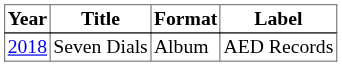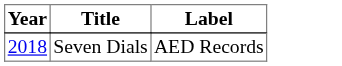- column: (186, 18)
